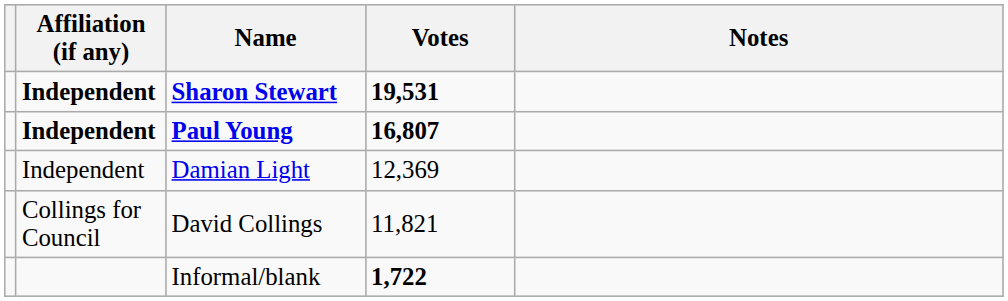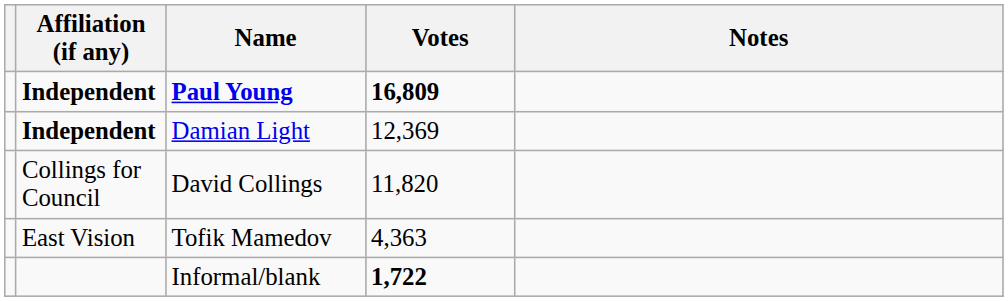- row: (254, 91)
(405, 130) 16,807 -> (405, 91) 16,809
(83, 170) normal -> (89, 130) bold
(405, 223) 11,821 -> (405, 184) 11,820
+ row: (252, 237)
